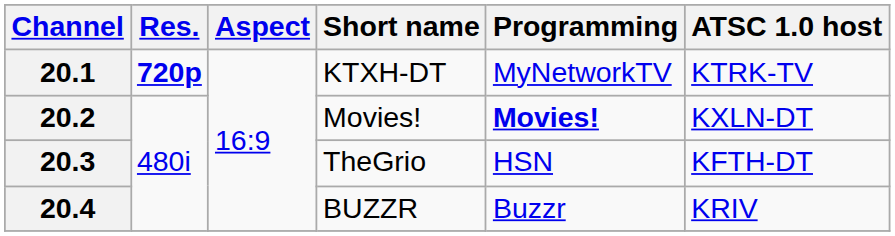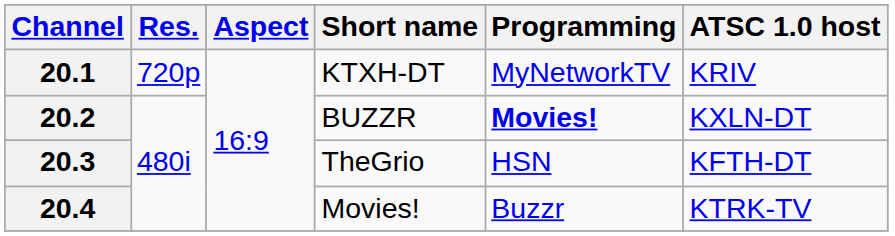(169, 72) bold -> (169, 72) normal
(752, 72) KTRK-TV -> (723, 72) KRIV
(372, 117) Movies! -> (369, 117) BUZZR
(371, 207) BUZZR -> (371, 207) Movies!
(724, 207) KRIV -> (751, 207) KTRK-TV
